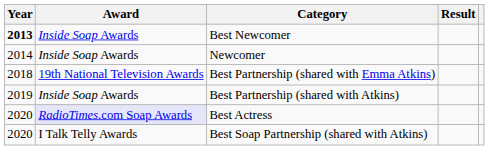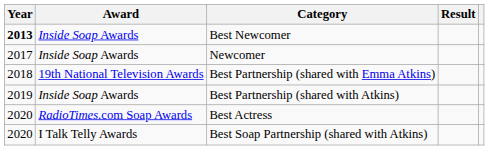(20, 54) 2014 -> (20, 54) 2017
(115, 114) lavender background -> (115, 114) no background
